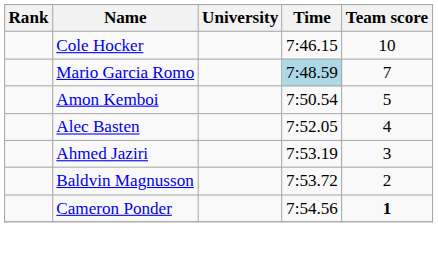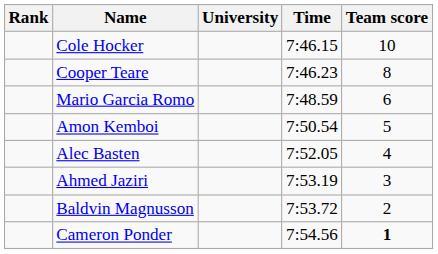+ row: (102, 72)
(312, 72) lightblue background -> (312, 99) no background
(387, 72) 7 -> (387, 99) 6
